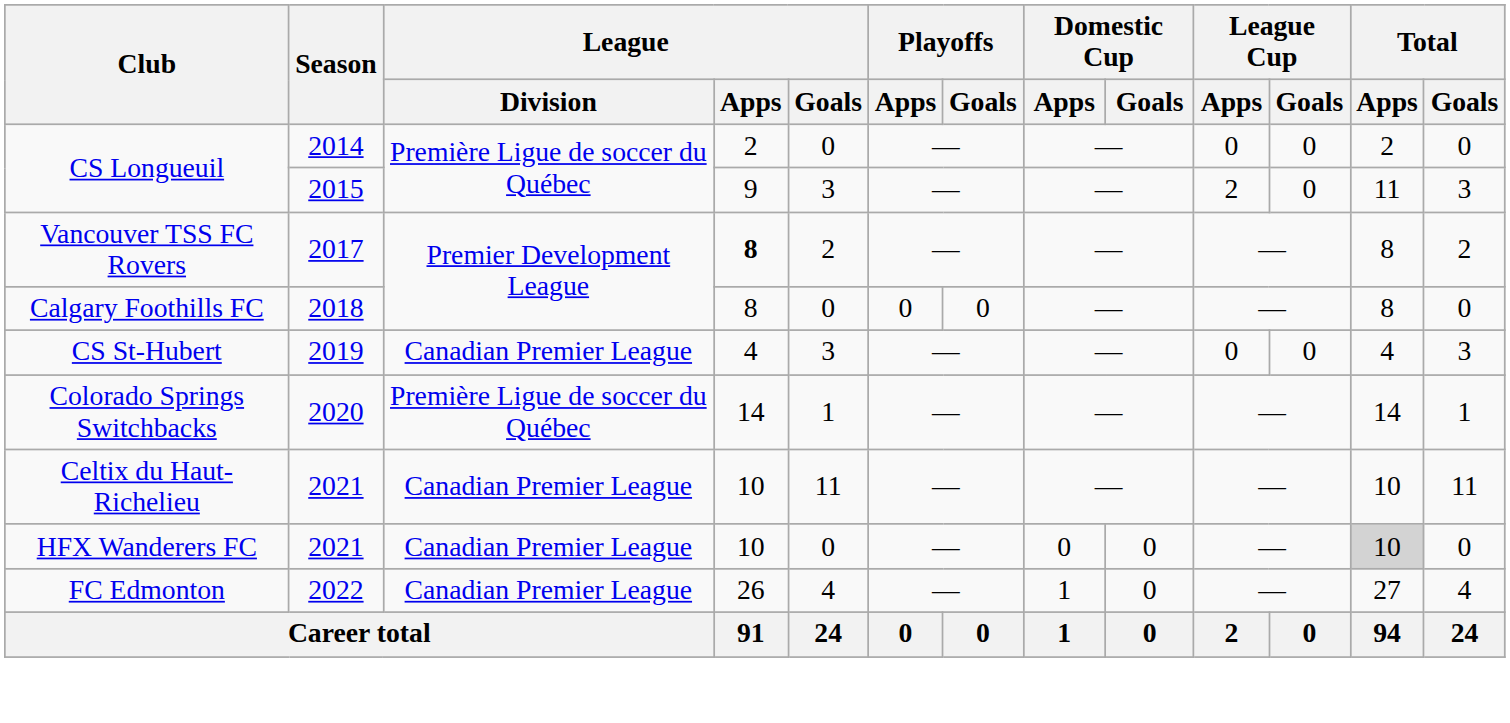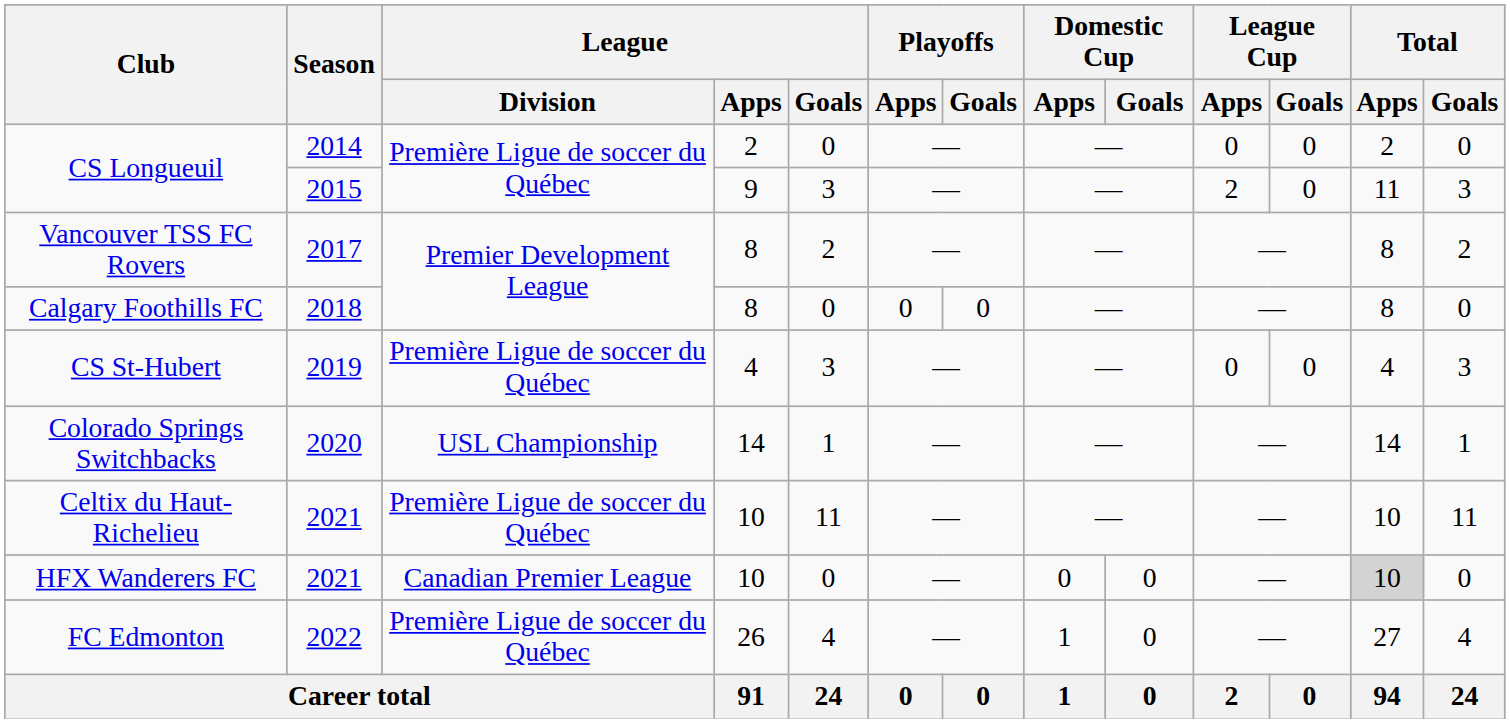(751, 248) bold -> (751, 248) normal
(548, 352) Canadian Premier League -> (548, 367) Première Ligue de soccer du Québec
(548, 411) Première Ligue de soccer du Québec -> (548, 442) USL Championship
(548, 486) Canadian Premier League -> (548, 517) Première Ligue de soccer du Québec
(548, 589) Canadian Premier League -> (548, 636) Première Ligue de soccer du Québec
